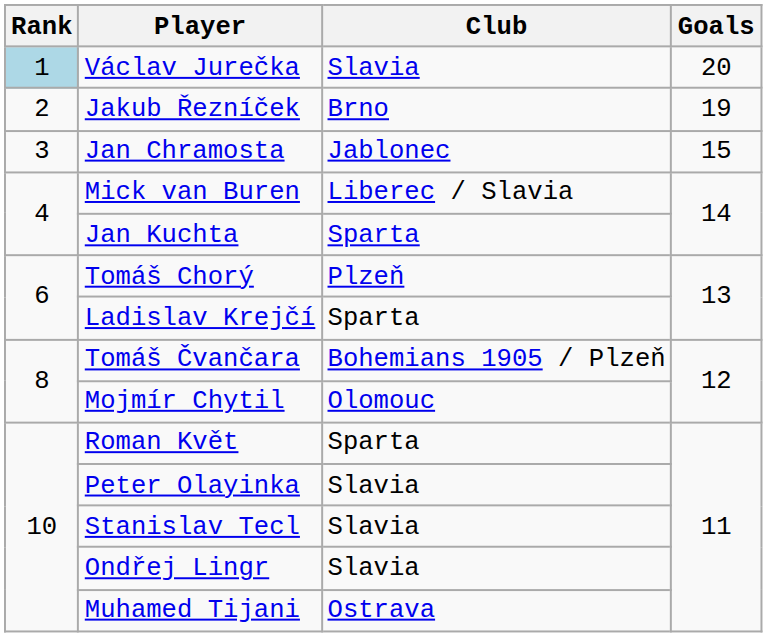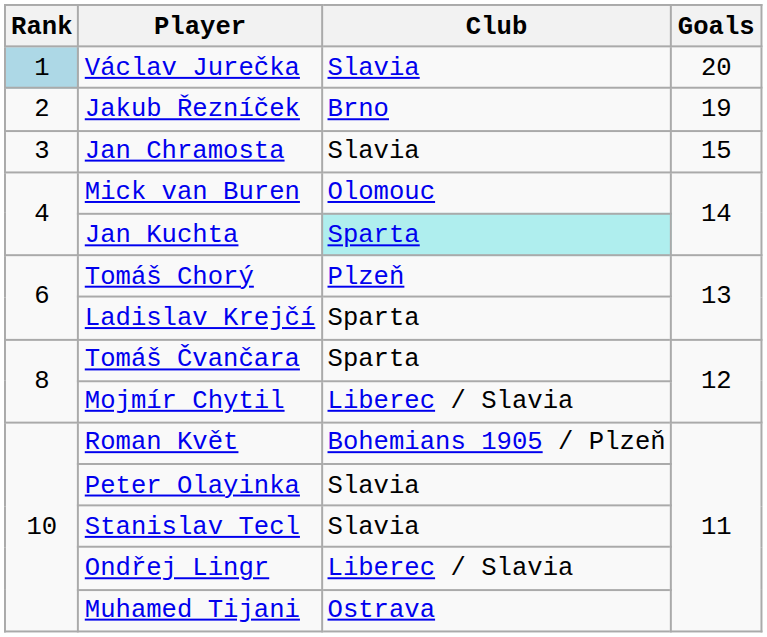(389, 151) Jablonec -> (374, 151) Slavia
(450, 193) Liberec / Slavia -> (381, 193) Olomouc
(374, 235) no background -> (374, 235) paleturquoise background
(497, 360) Bohemians 1905 / Plzeň -> (374, 360) Sparta
(381, 402) Olomouc -> (450, 402) Liberec / Slavia
(374, 443) Sparta -> (497, 443) Bohemians 1905 / Plzeň
(374, 568) Slavia -> (450, 568) Liberec / Slavia
